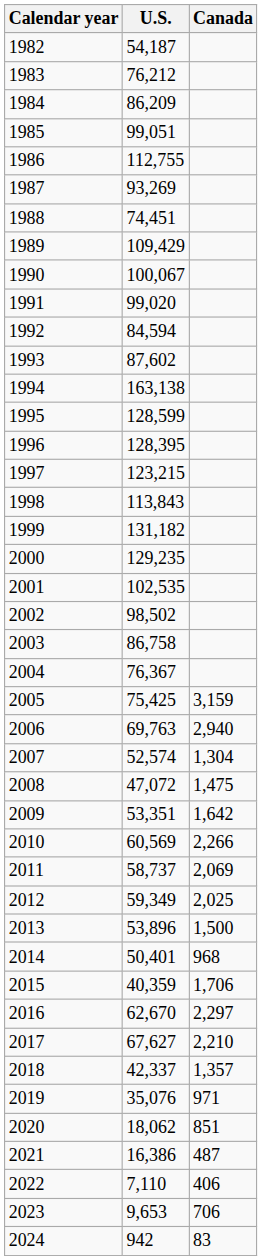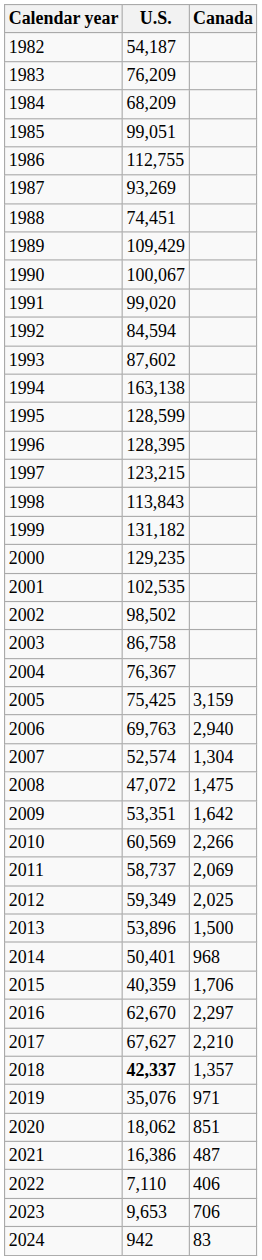(151, 75) 76,212 -> (151, 75) 76,209
(151, 103) 86,209 -> (151, 103) 68,209
(151, 1070) normal -> (151, 1070) bold
